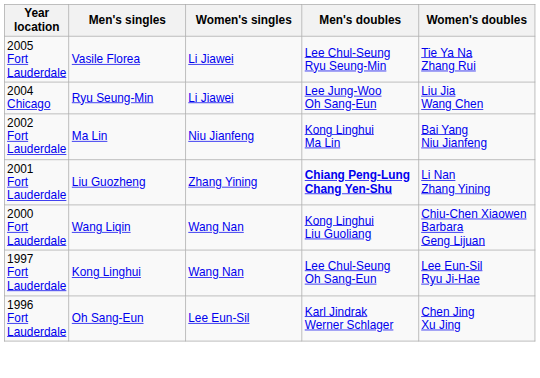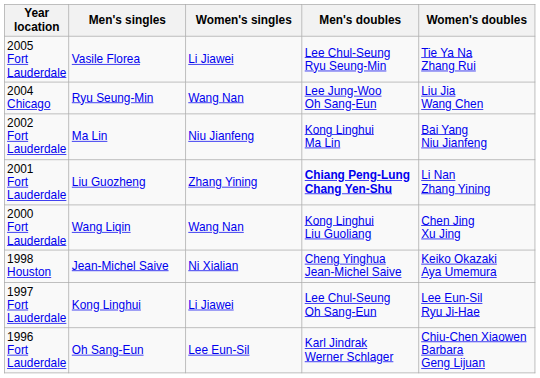(211, 98) Li Jiawei -> (216, 98) Wang Nan
(474, 227) Chiu-Chen Xiaowen Barbara Geng Lijuan -> (448, 227) Chen Jing Xu Jing
+ row: (29, 266)
(216, 273) Wang Nan -> (211, 305) Li Jiawei
(448, 318) Chen Jing Xu Jing -> (474, 350) Chiu-Chen Xiaowen Barbara Geng Lijuan
